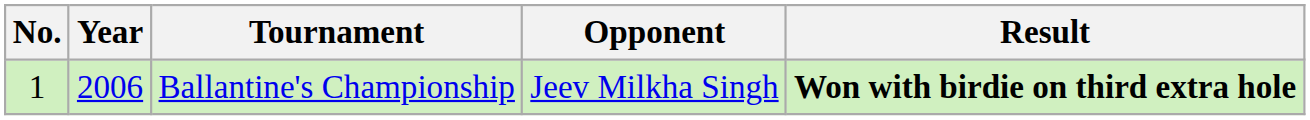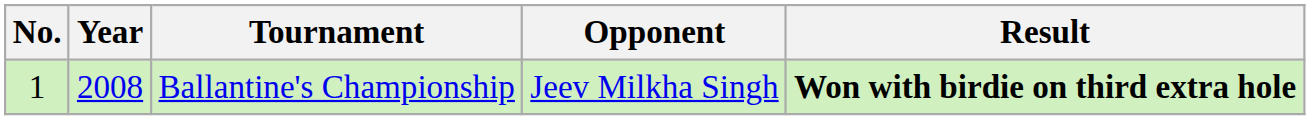(110, 86) 2006 -> (110, 86) 2008
